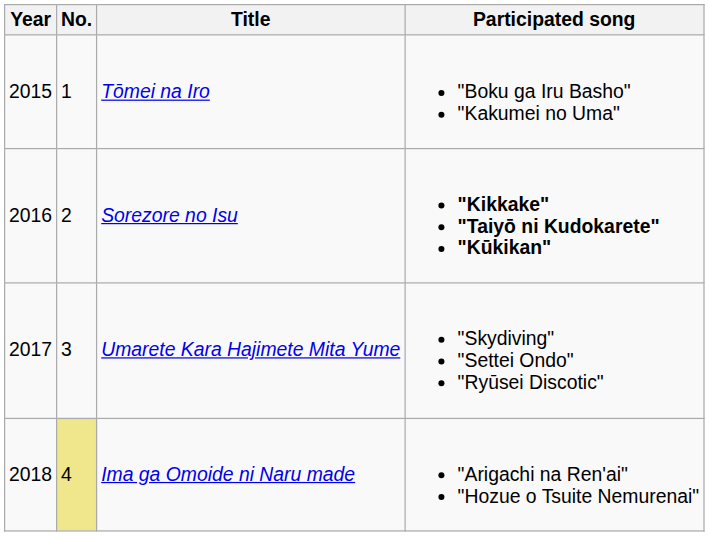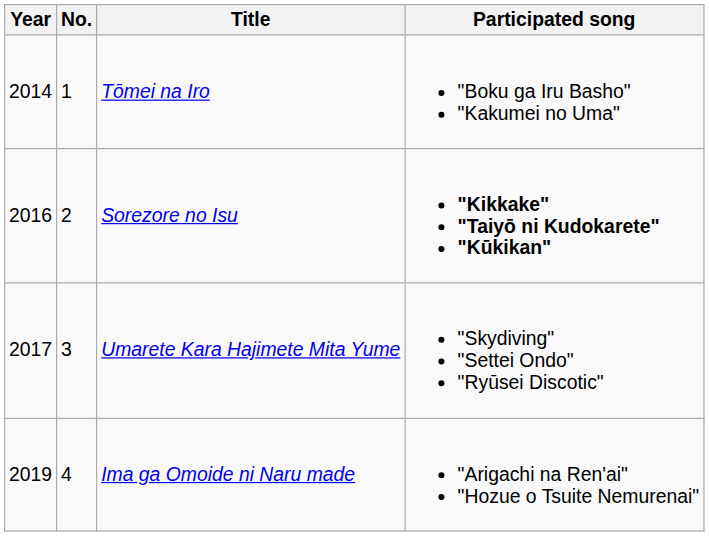(31, 91) 2015 -> (31, 91) 2014
(31, 474) 2018 -> (31, 474) 2019
(66, 474) khaki background -> (66, 474) no background
